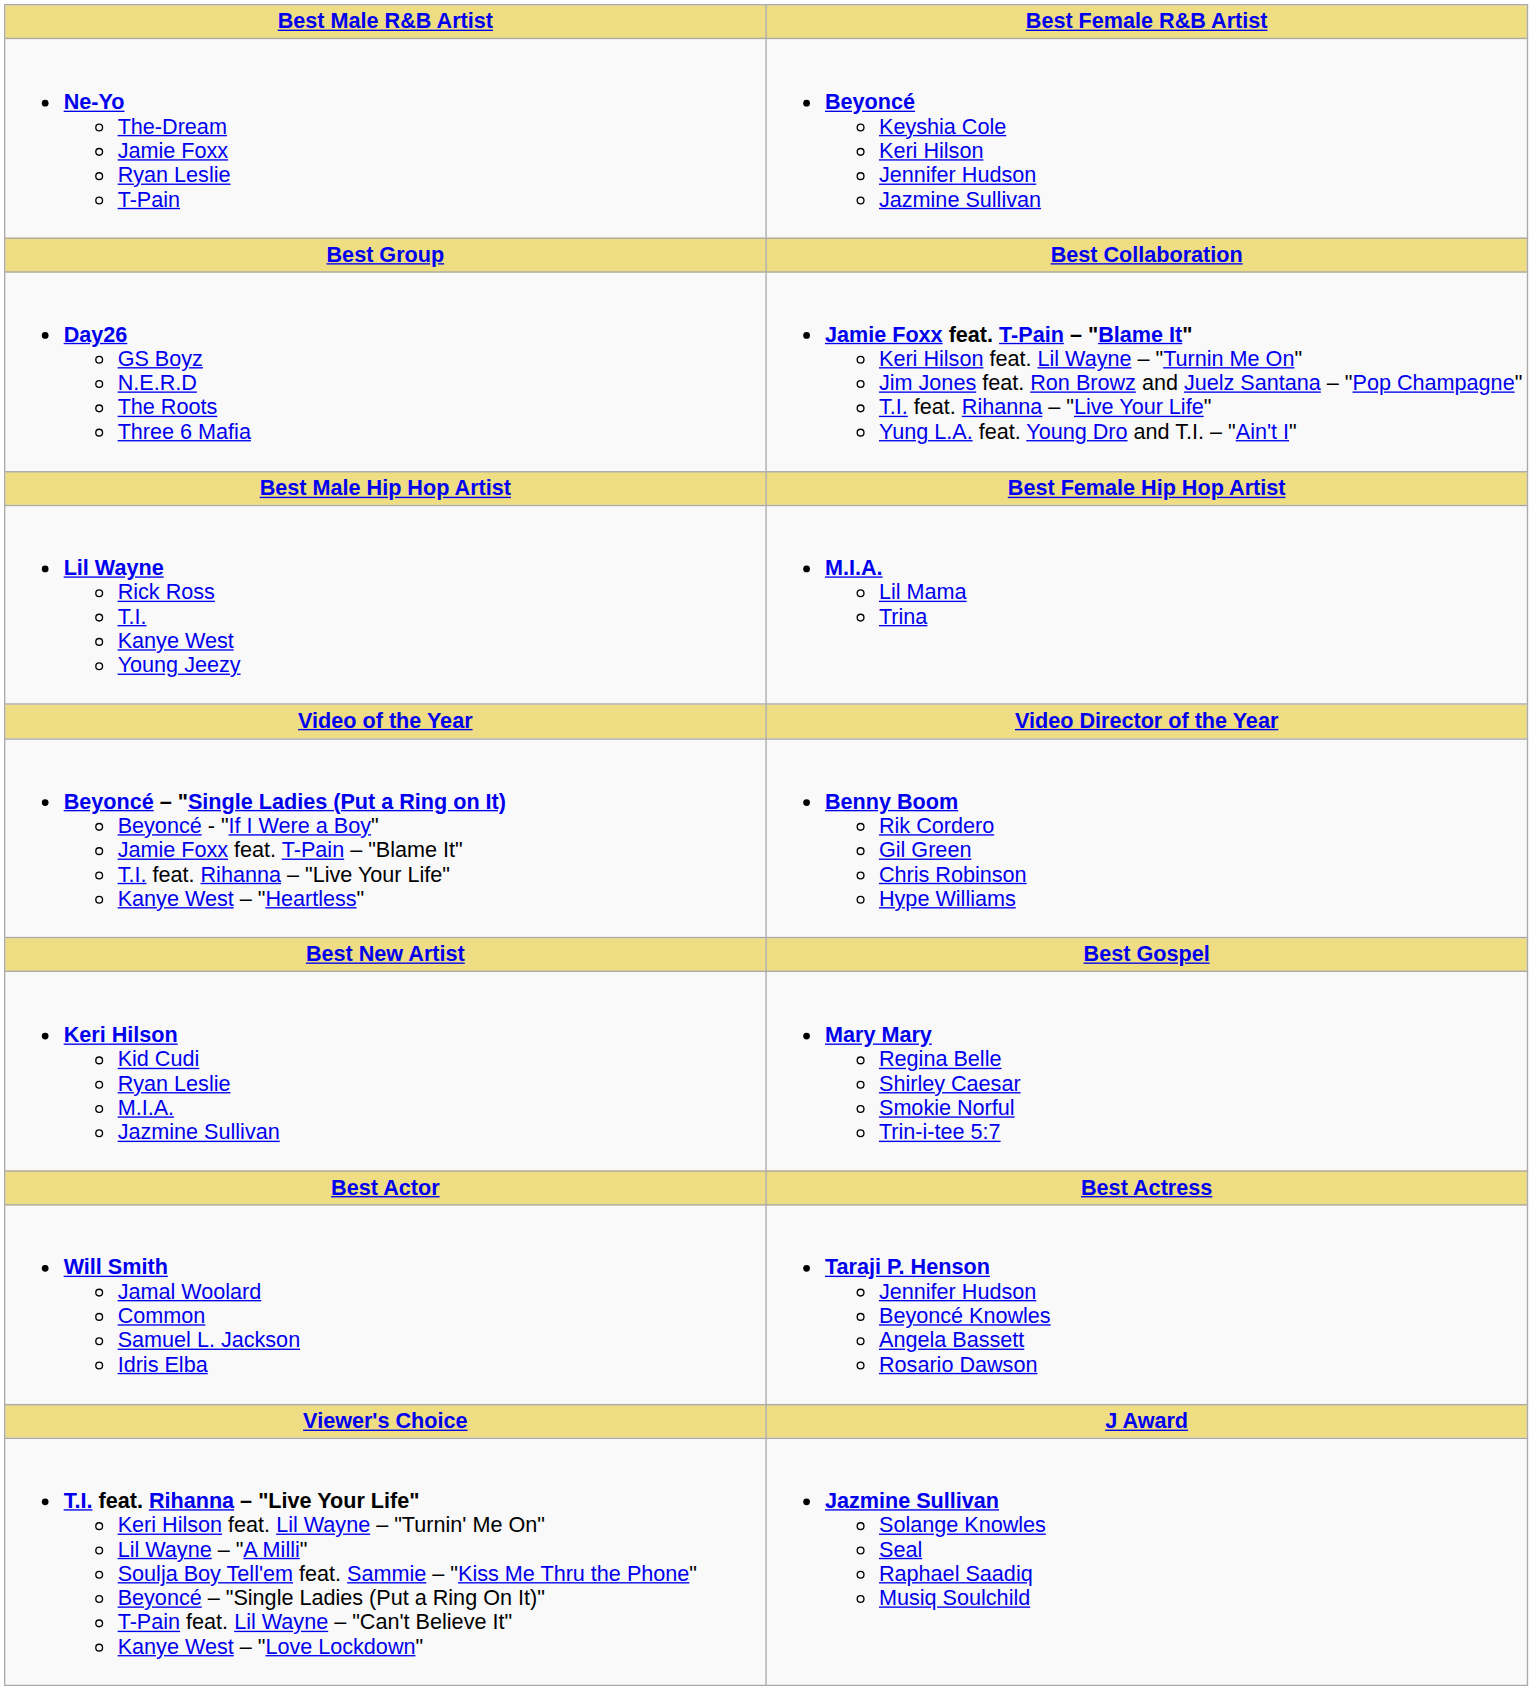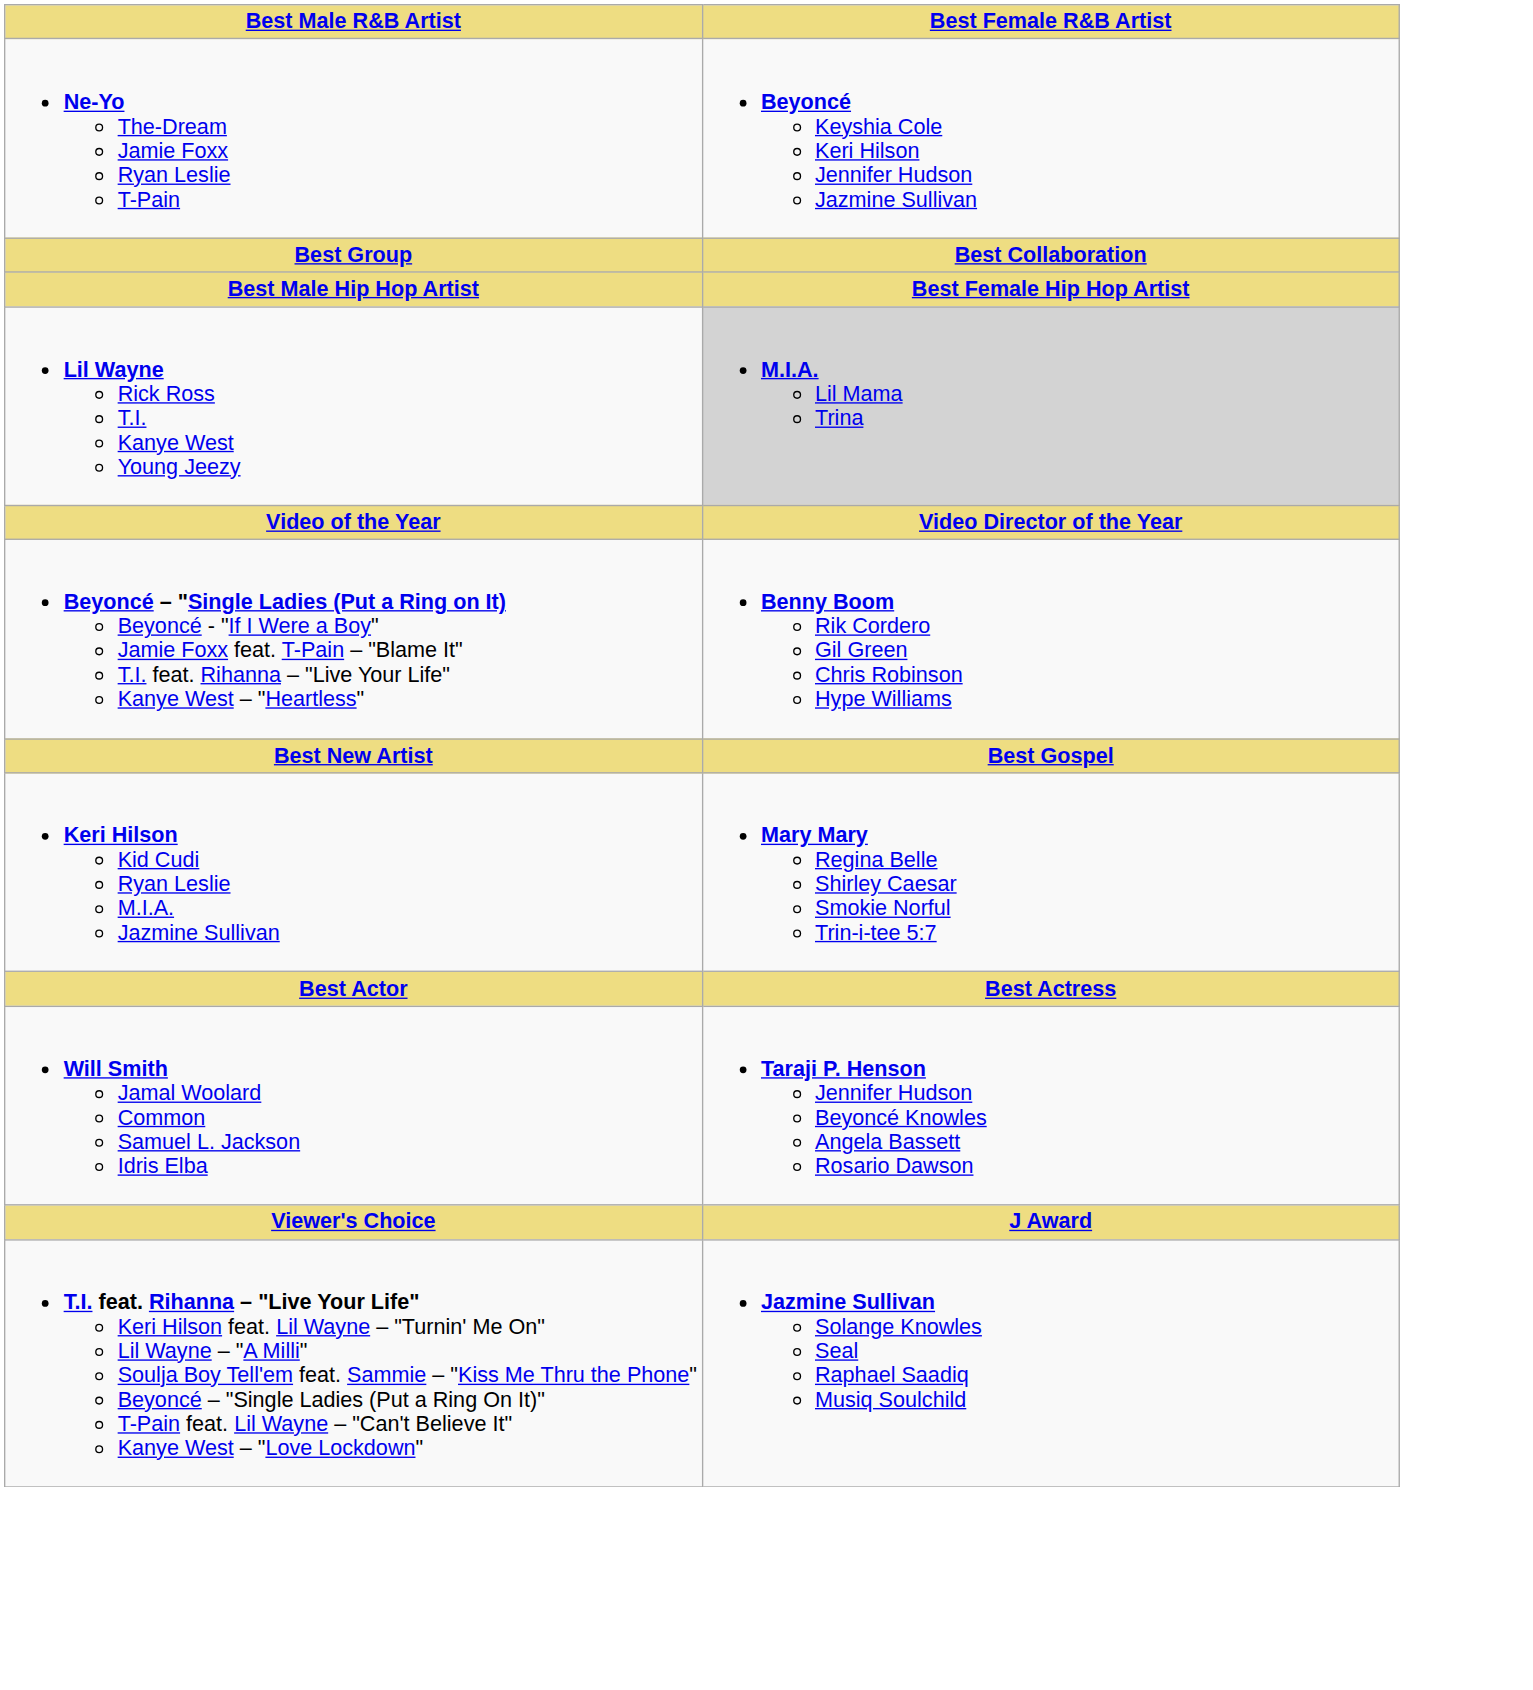- row: (385, 384)
(1147, 593) no background -> (1051, 394) lightgrey background
